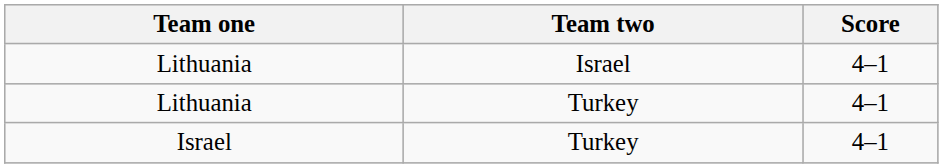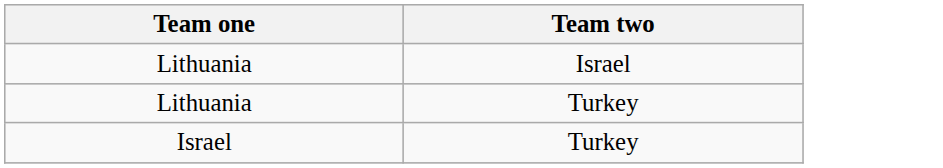- column: (870, 24)
